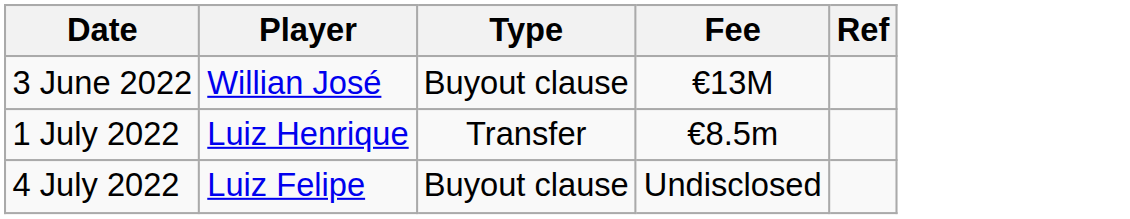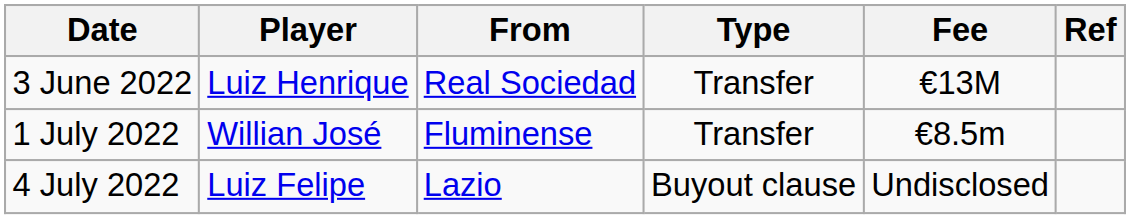+ column: (530, 30)
(294, 82) Willian José -> (308, 82) Luiz Henrique
(526, 82) Buyout clause -> (754, 82) Transfer
(308, 133) Luiz Henrique -> (294, 133) Willian José
